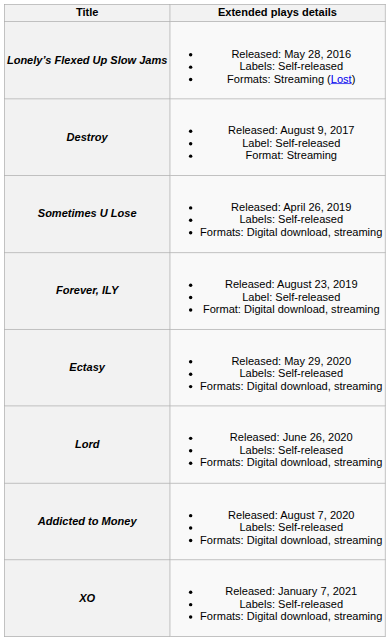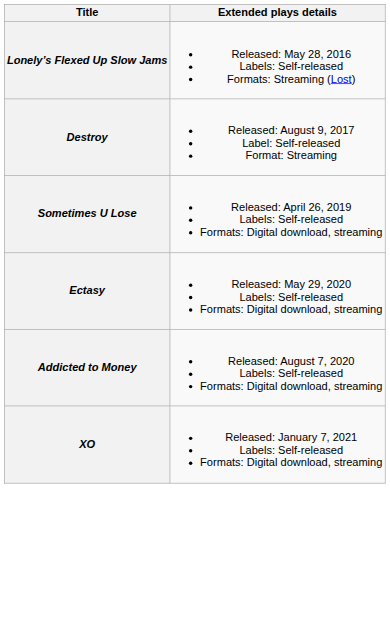- row: (87, 290)
- row: (87, 444)
